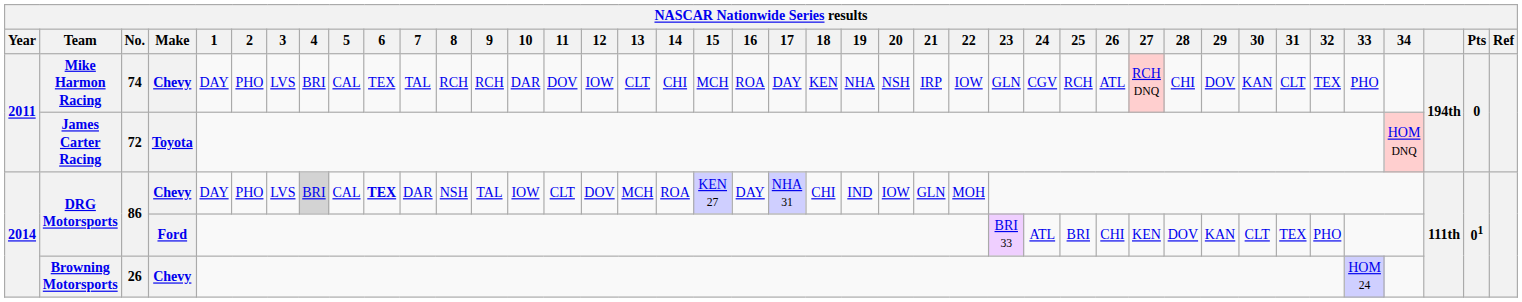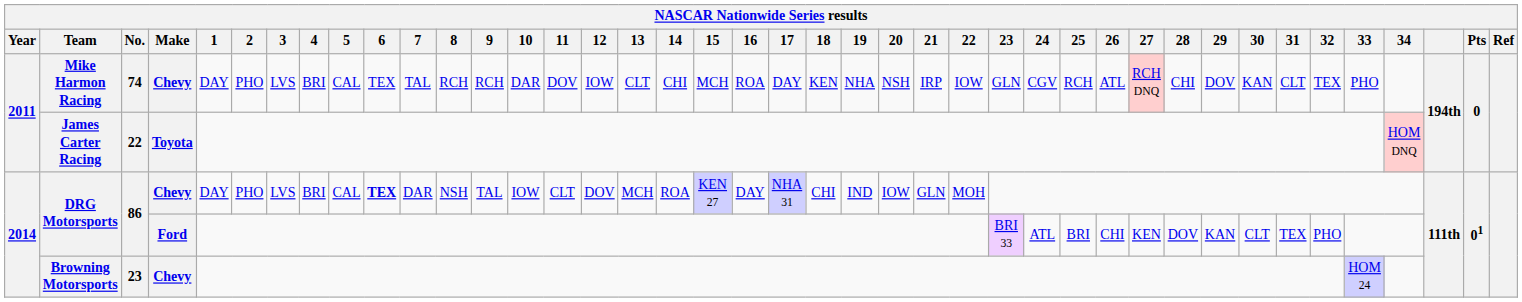(135, 142) 72 -> (135, 142) 22
(314, 192) lightgrey background -> (314, 192) no background
(135, 276) 26 -> (135, 276) 23
